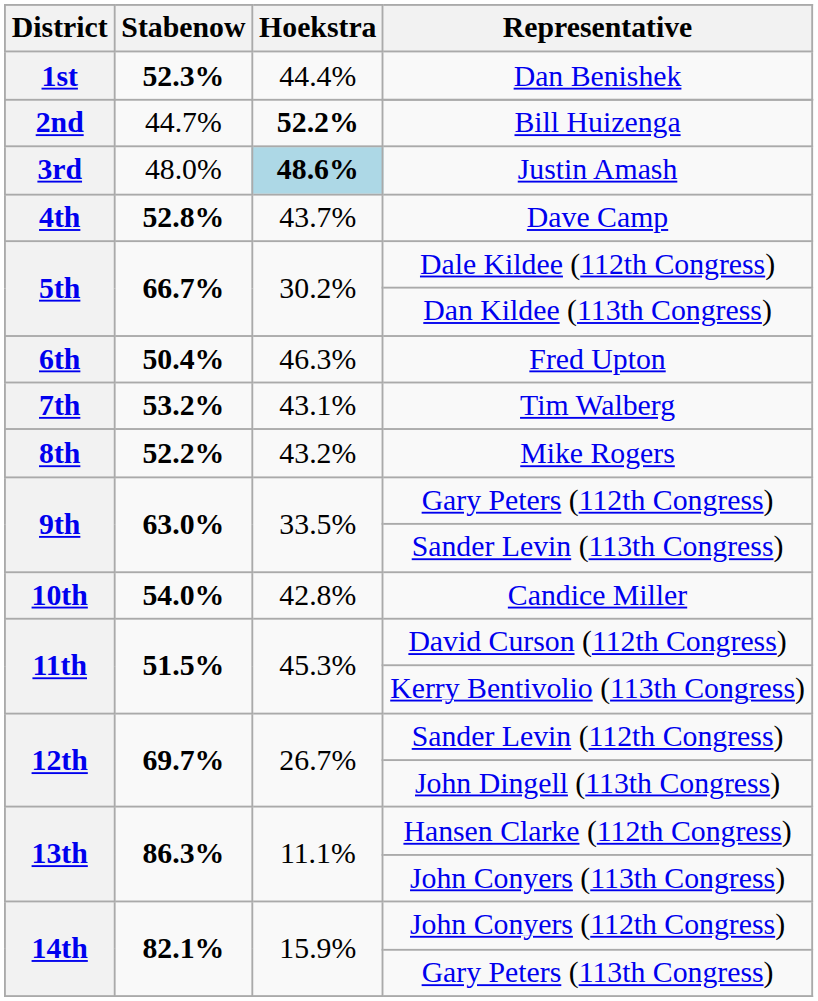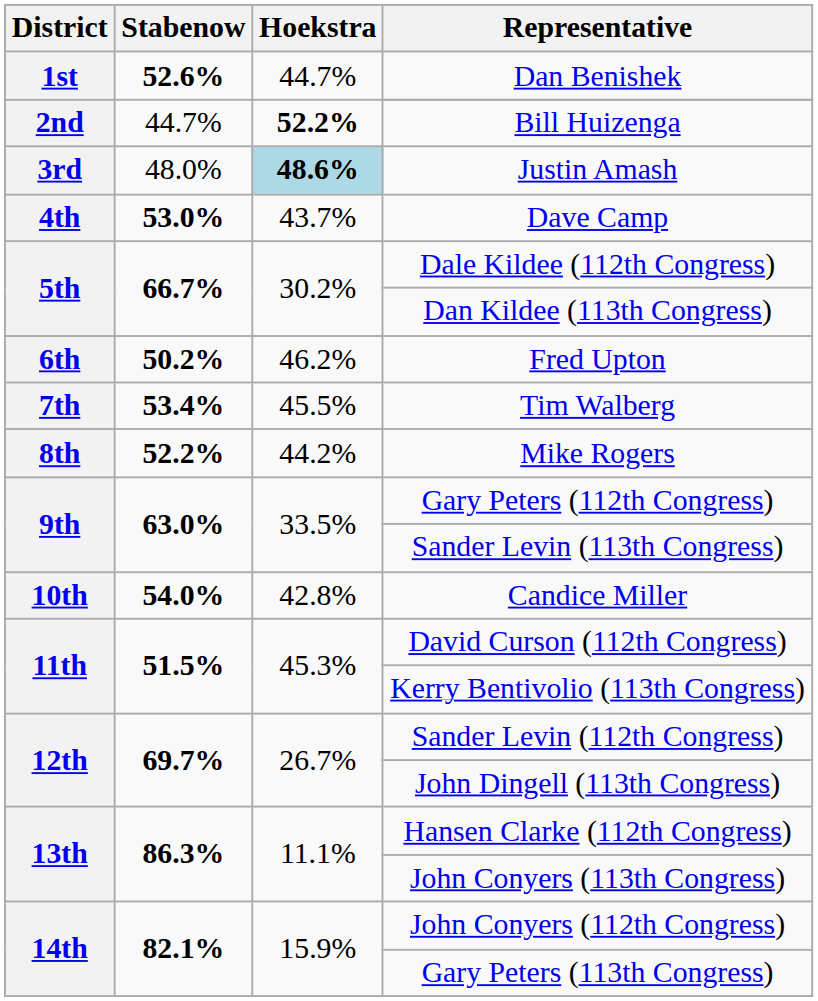(183, 75) 52.3% -> (183, 75) 52.6%
(318, 75) 44.4% -> (318, 75) 44.7%
(183, 216) 52.8% -> (183, 216) 53.0%
(183, 358) 50.4% -> (183, 358) 50.2%
(318, 358) 46.3% -> (318, 358) 46.2%
(183, 405) 53.2% -> (183, 405) 53.4%
(318, 405) 43.1% -> (318, 405) 45.5%
(318, 452) 43.2% -> (318, 452) 44.2%
